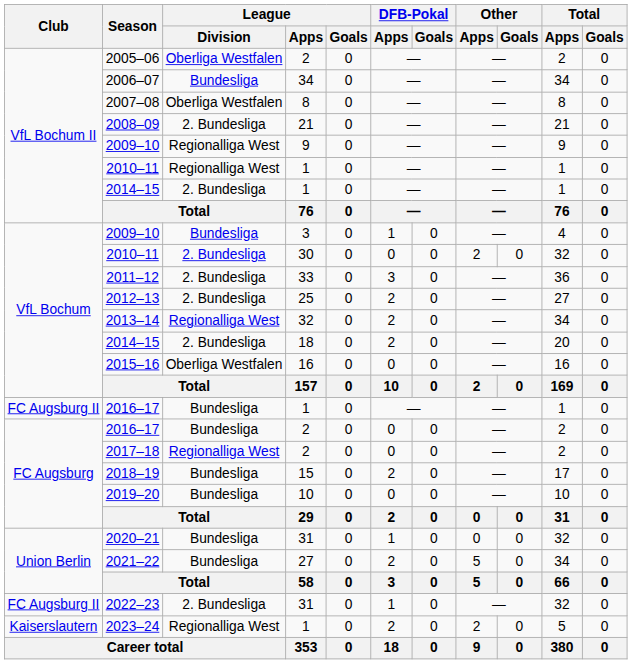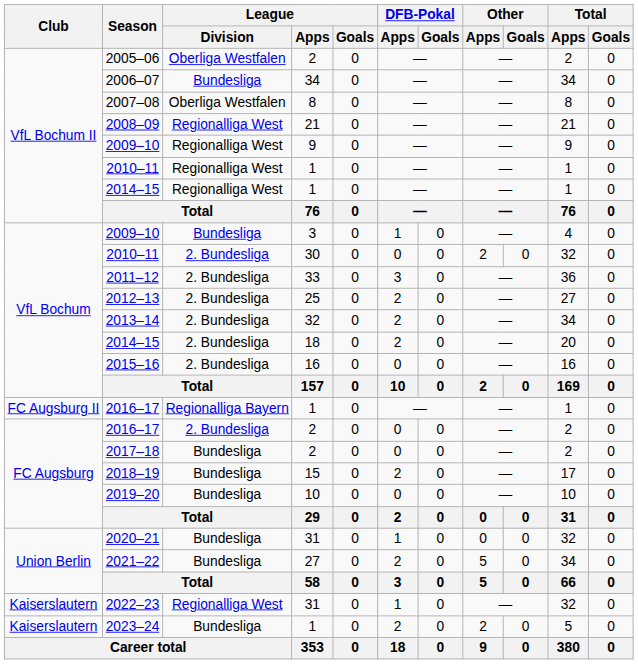(224, 124) 2. Bundesliga -> (227, 124) Regionalliga West
(224, 189) 2. Bundesliga -> (227, 189) Regionalliga West
(224, 320) Regionalliga West -> (227, 320) 2. Bundesliga
(224, 364) Oberliga Westfalen -> (227, 364) 2. Bundesliga
(224, 408) Bundesliga -> (227, 408) Regionalliga Bayern
(224, 430) Bundesliga -> (227, 430) 2. Bundesliga
(224, 451) Regionalliga West -> (227, 451) Bundesliga
(53, 604) FC Augsburg II -> (53, 604) Kaiserslautern
(224, 604) 2. Bundesliga -> (227, 604) Regionalliga West
(224, 626) Regionalliga West -> (227, 626) Bundesliga
